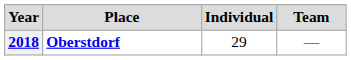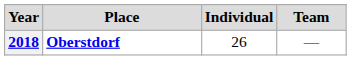(239, 42) 29 -> (239, 42) 26
